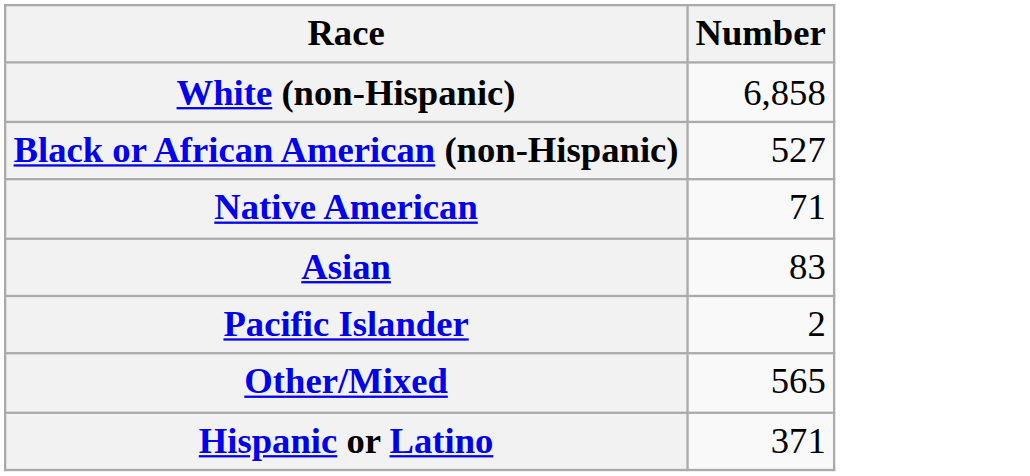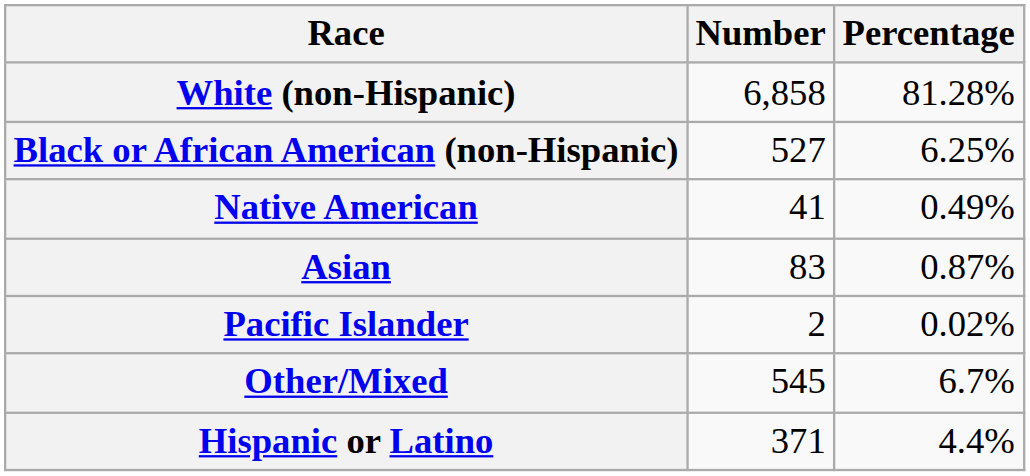+ column: (929, 33)
(807, 207) 71 -> (807, 207) 41
(798, 382) 565 -> (798, 382) 545
